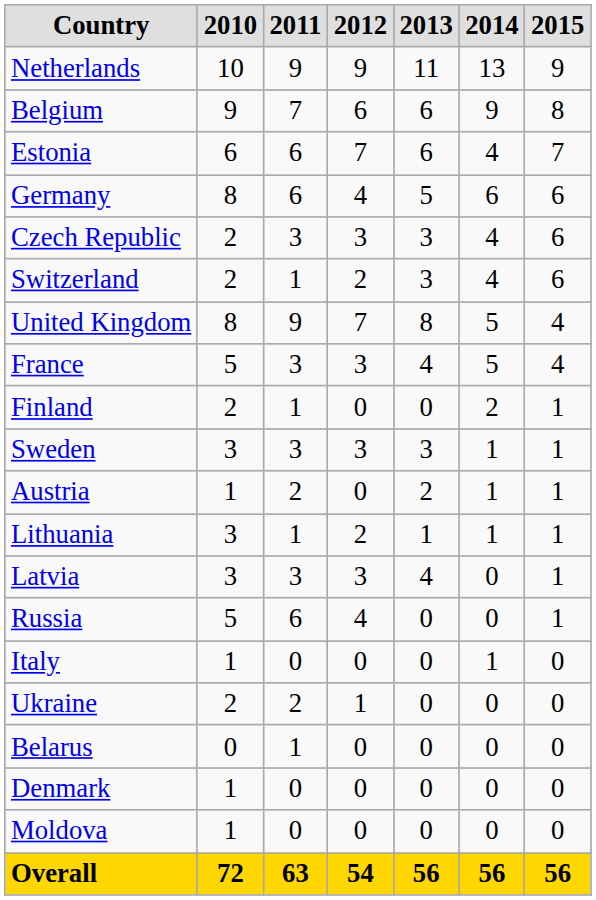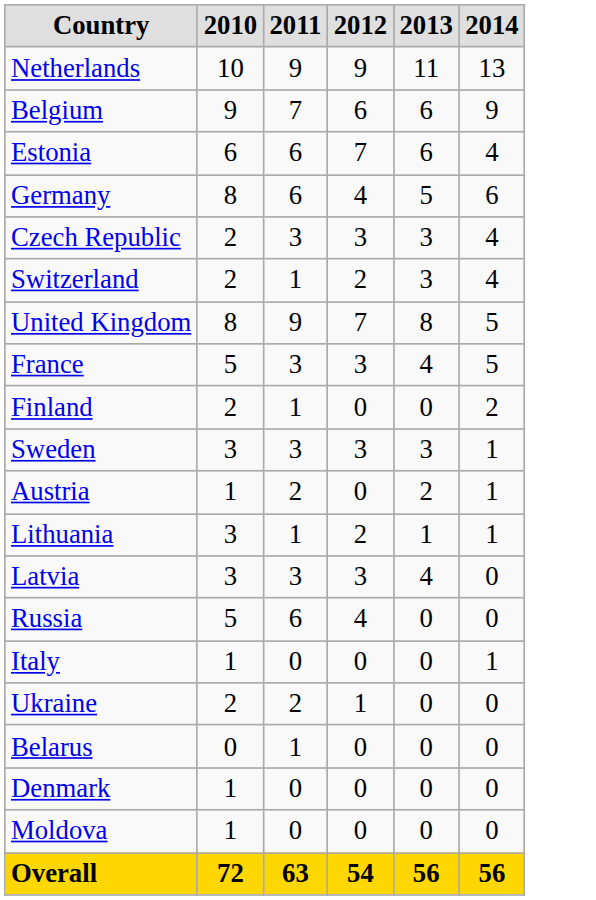- column: (558, 25)
